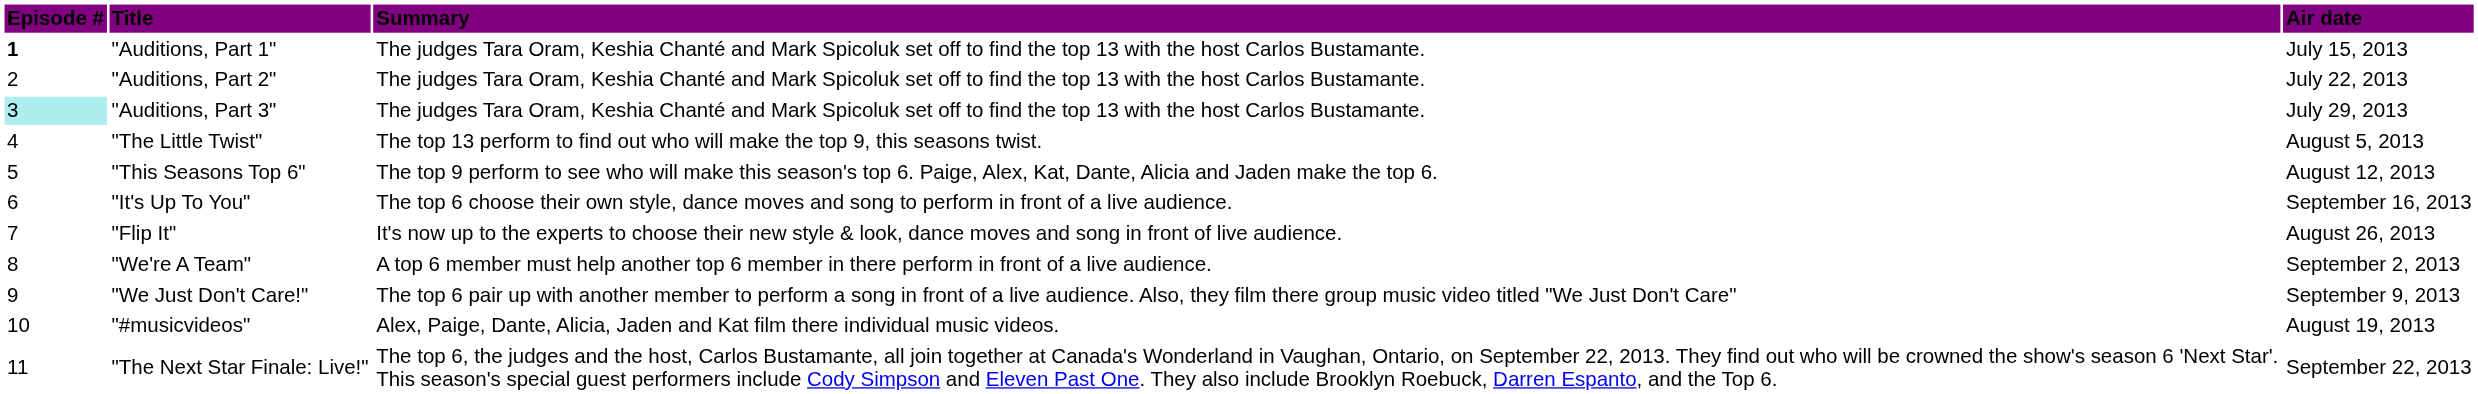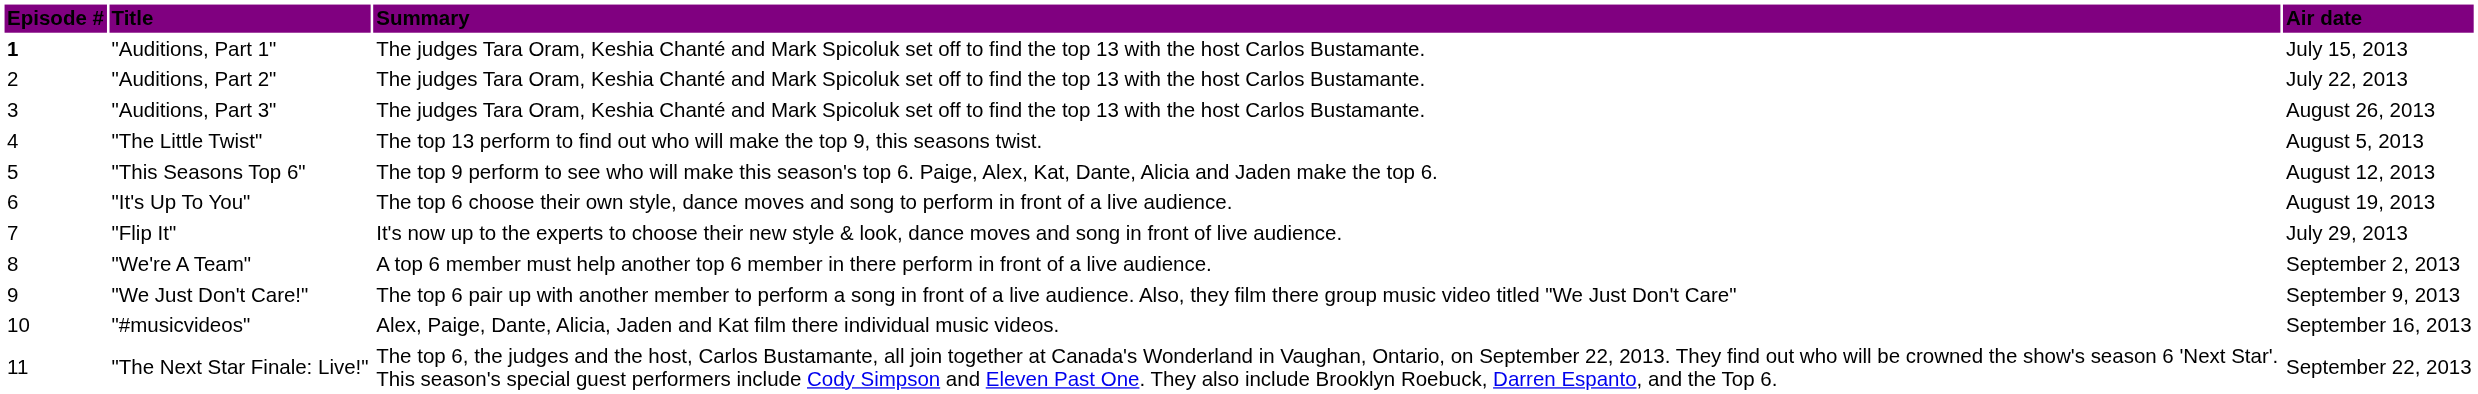(13, 110) paleturquoise background -> (13, 110) no background
(2347, 110) July 29, 2013 -> (2361, 110) August 26, 2013
(2379, 202) September 16, 2013 -> (2361, 202) August 19, 2013
(2361, 233) August 26, 2013 -> (2347, 233) July 29, 2013
(2361, 325) August 19, 2013 -> (2379, 325) September 16, 2013
